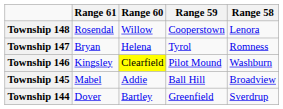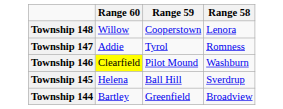- column: (95, 12)
(136, 46) Helena -> (111, 46) Addie
(134, 79) Addie -> (113, 79) Helena
(253, 79) Broadview -> (226, 79) Sverdrup
(249, 96) Sverdrup -> (229, 96) Broadview
